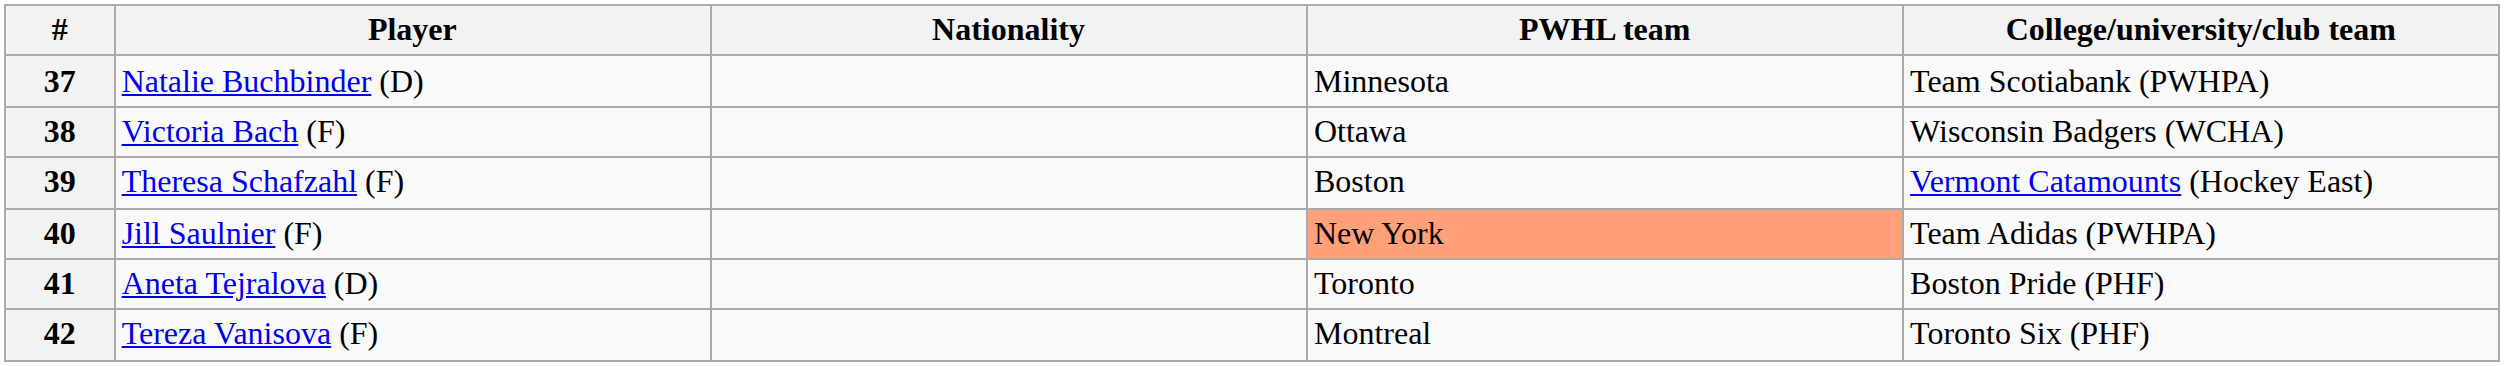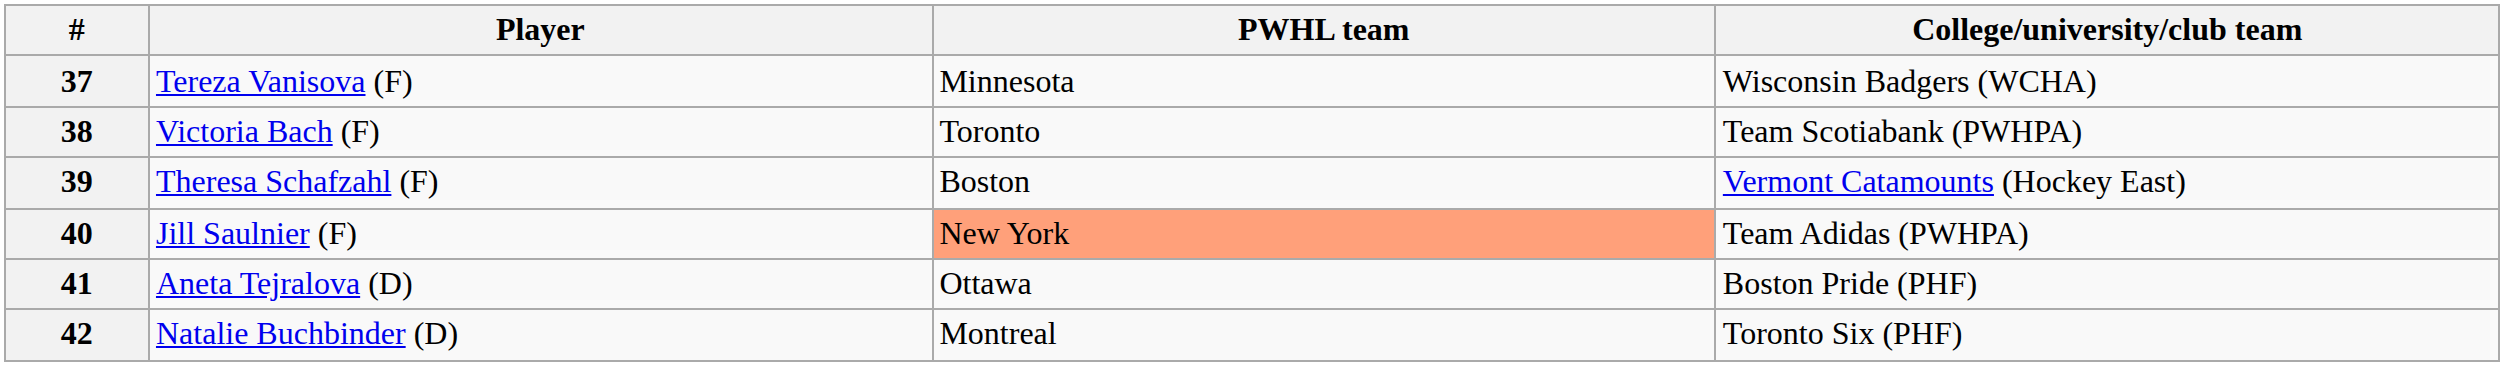- column: (1008, 29)
(273, 80) Natalie Buchbinder (D) -> (284, 80) Tereza Vanisova (F)
(2090, 80) Team Scotiabank (PWHPA) -> (1910, 80) Wisconsin Badgers (WCHA)
(1360, 131) Ottawa -> (990, 131) Toronto
(2097, 131) Wisconsin Badgers (WCHA) -> (1902, 131) Team Scotiabank (PWHPA)
(1364, 283) Toronto -> (986, 283) Ottawa
(250, 334) Tereza Vanisova (F) -> (307, 334) Natalie Buchbinder (D)
